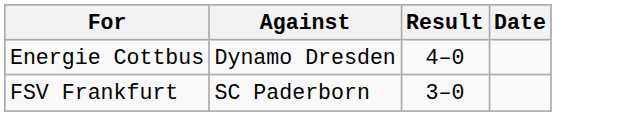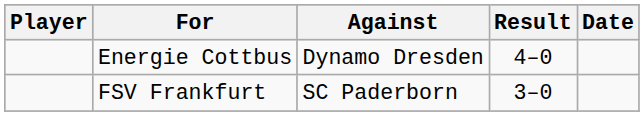+ column: (49, 22)
